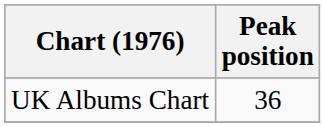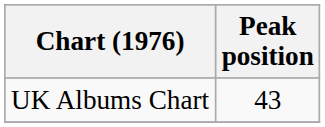(268, 99) 36 -> (268, 99) 43
